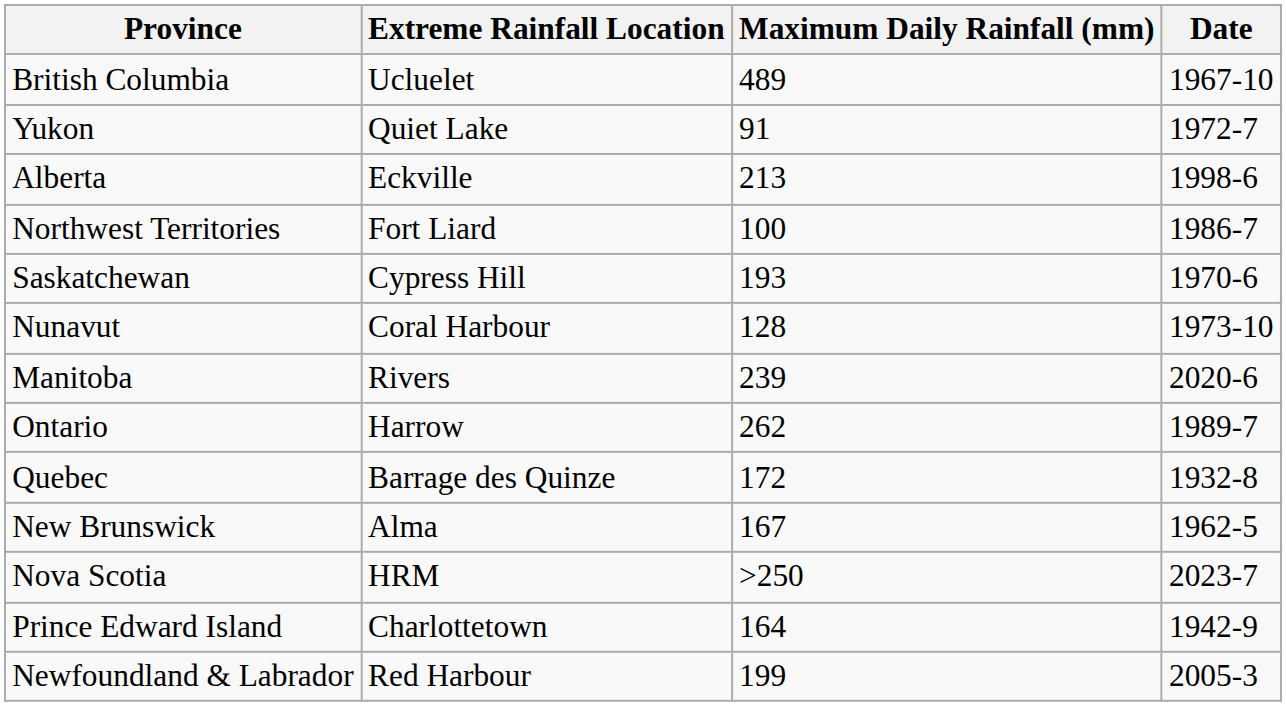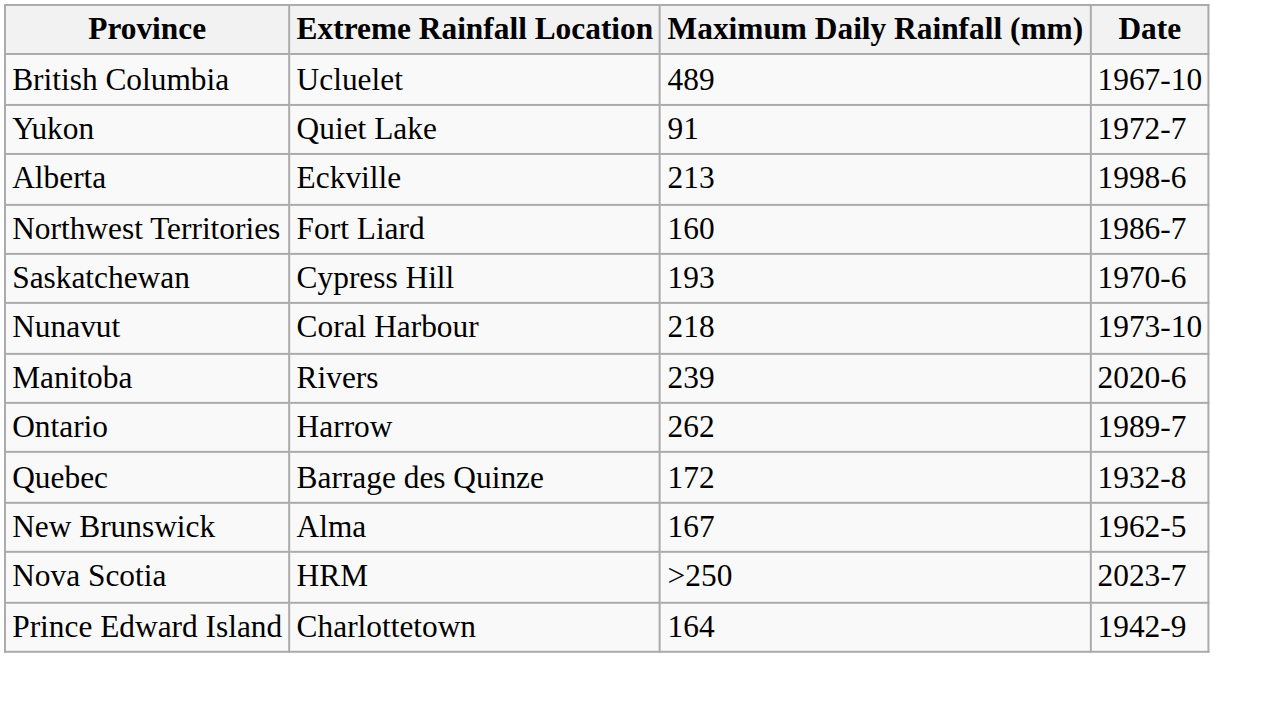(763, 228) 100 -> (691, 228) 160
(763, 327) 128 -> (691, 327) 218
- row: (183, 675)
